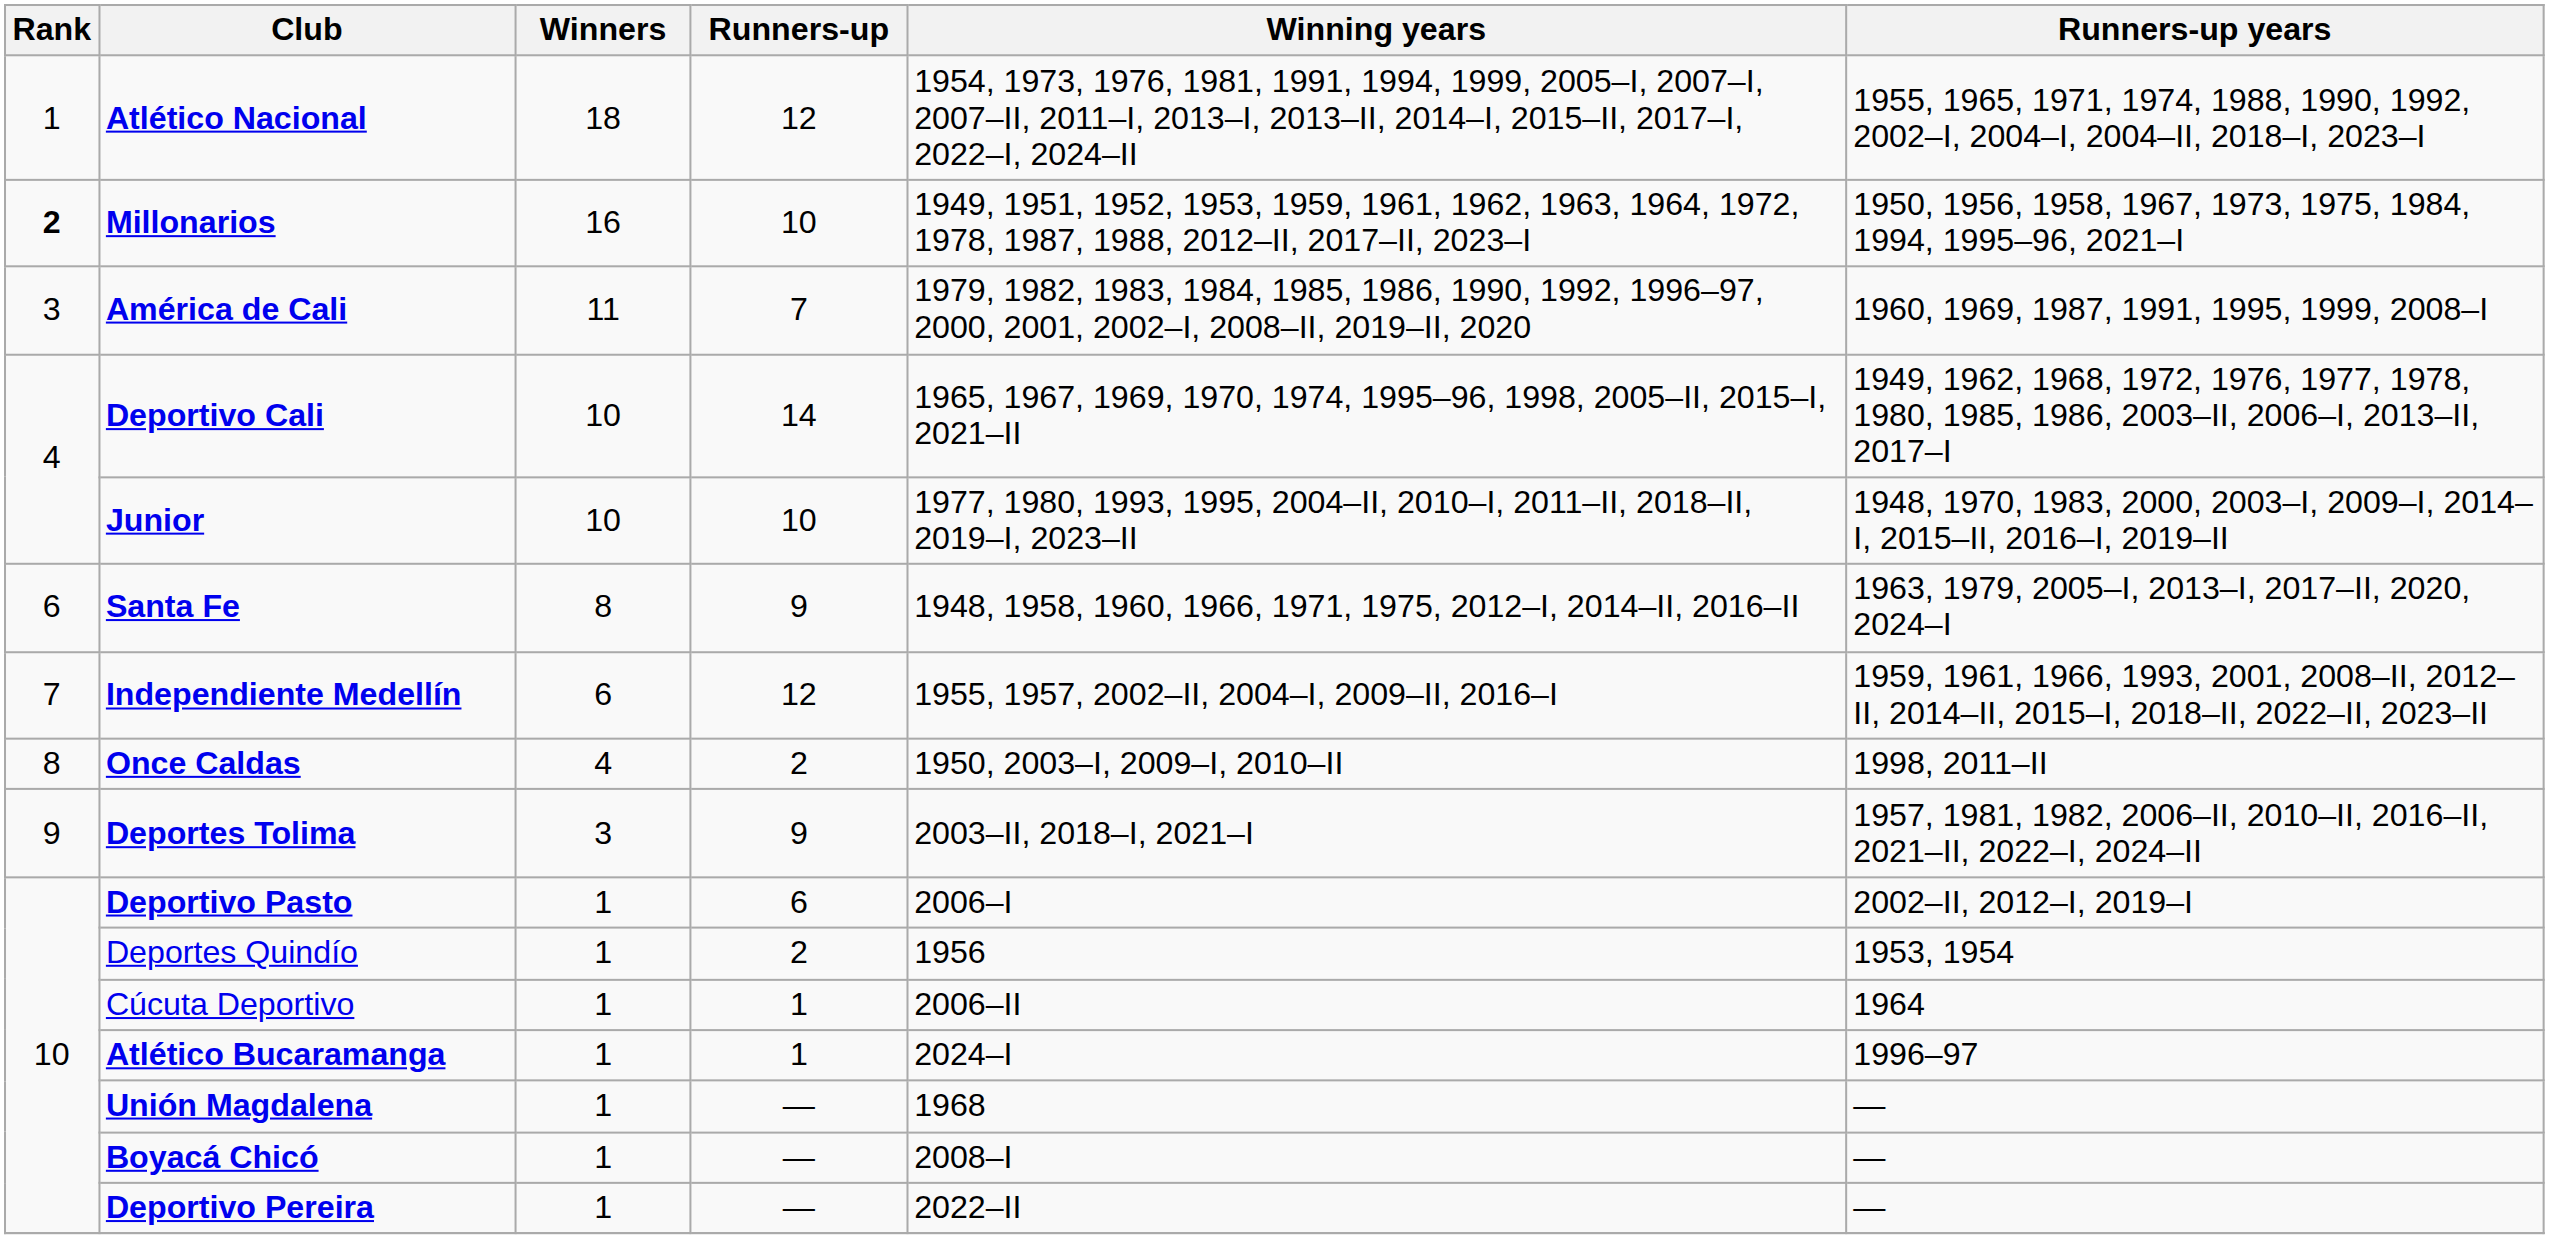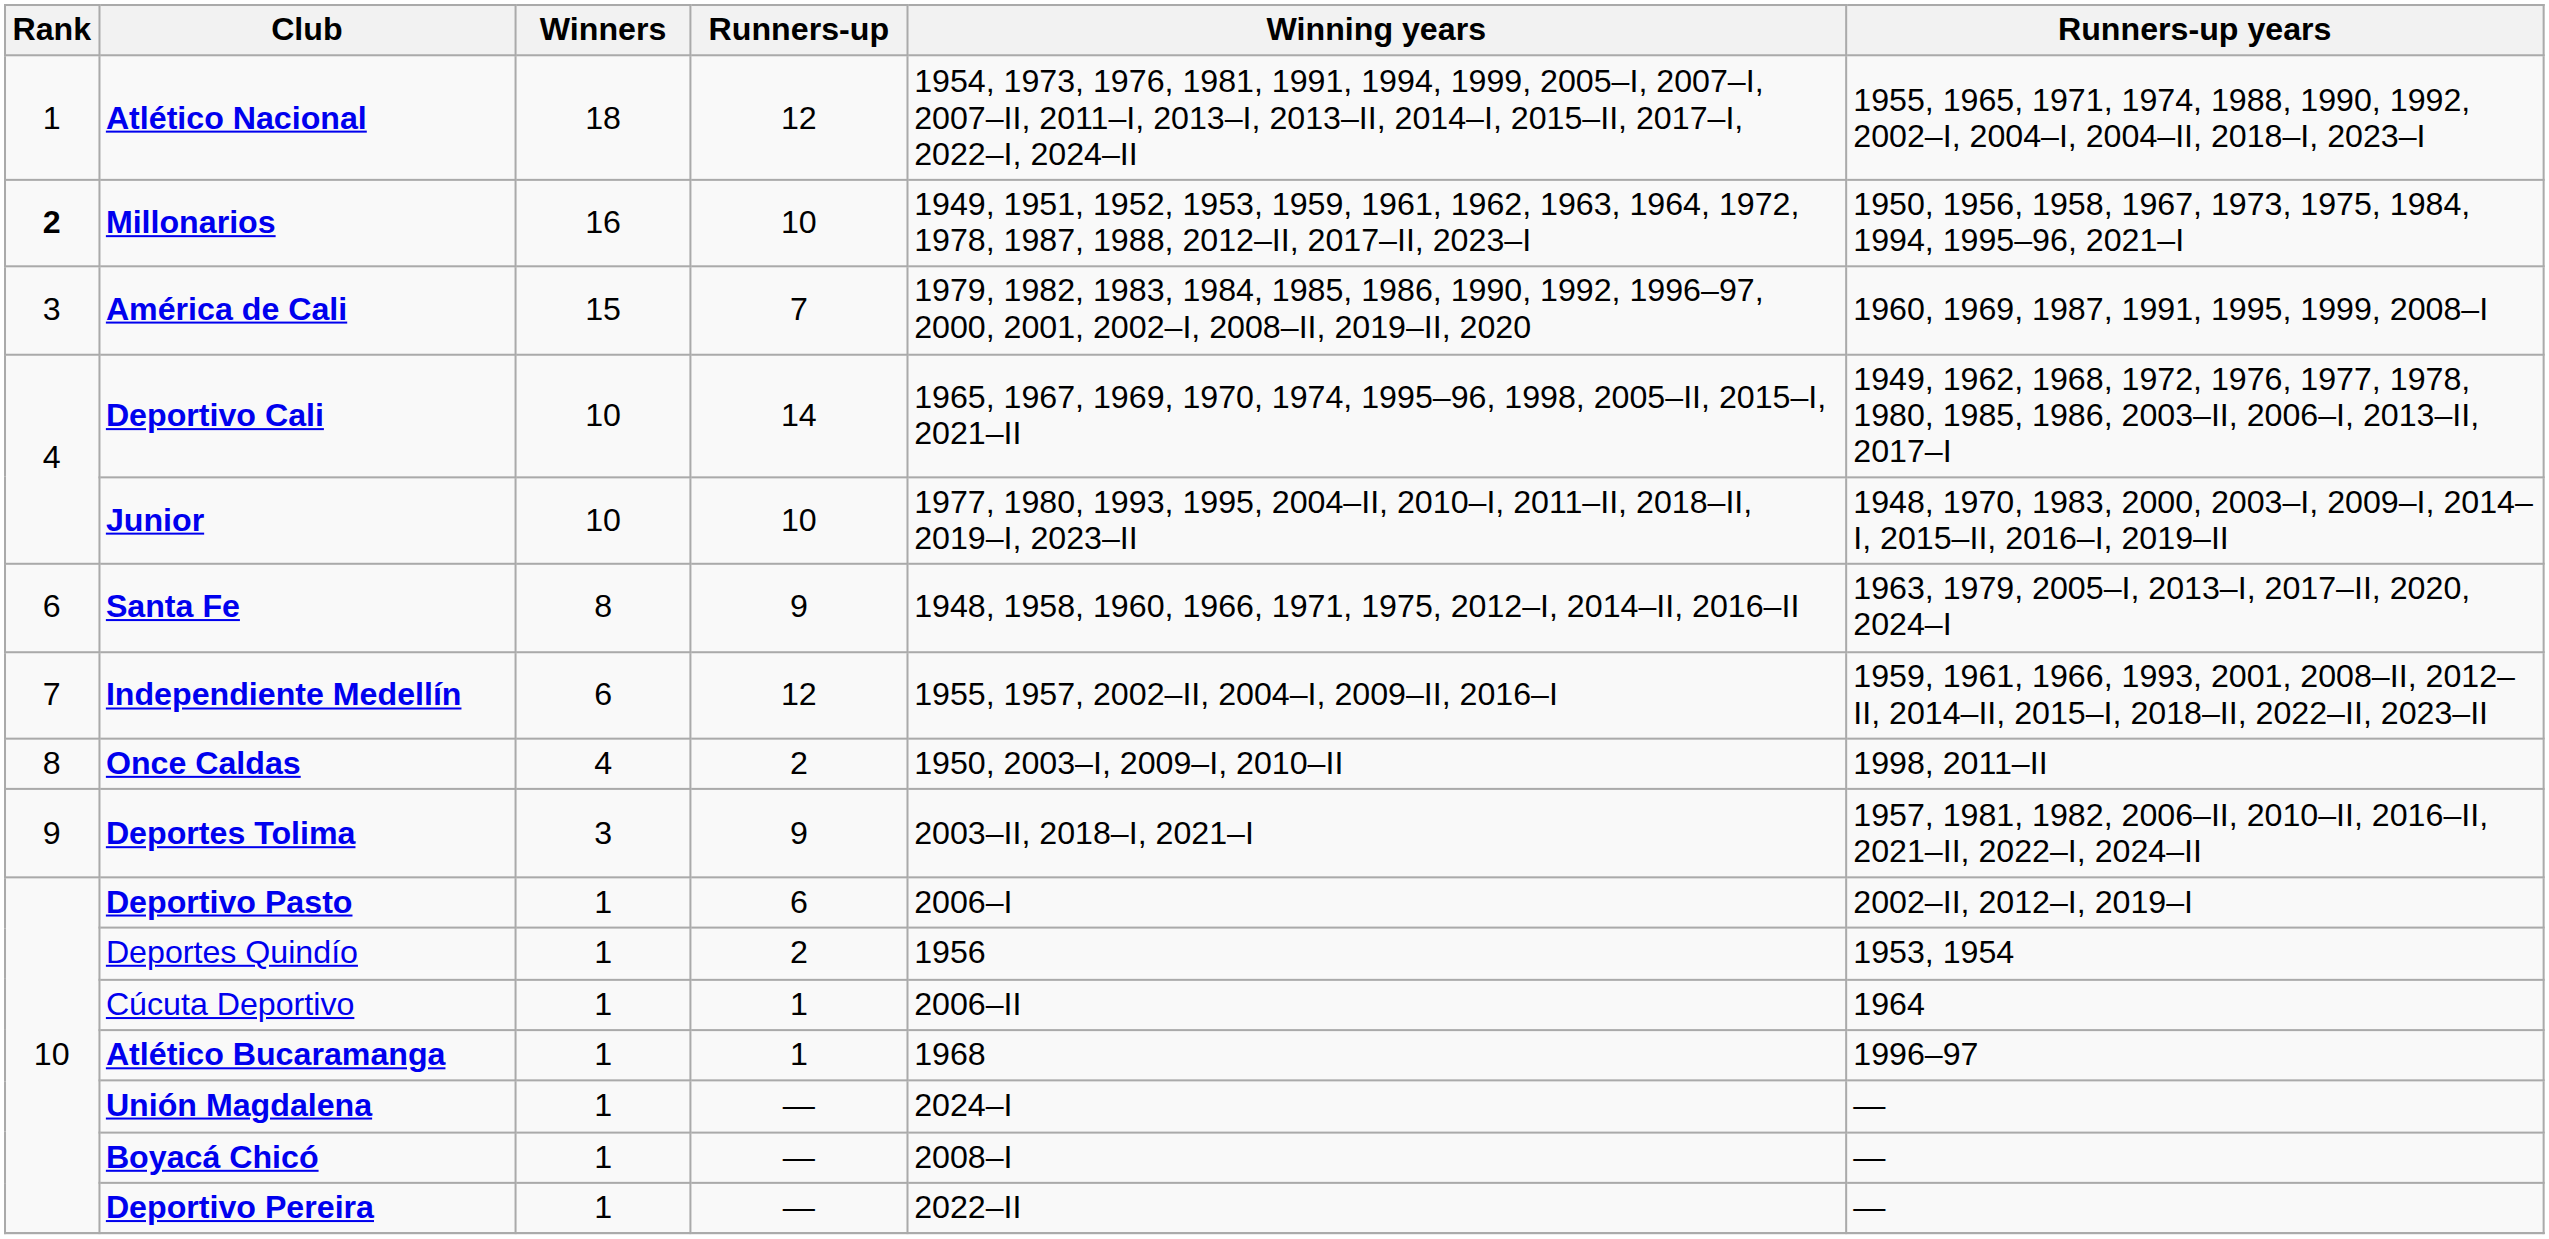(603, 309) 11 -> (603, 309) 15
(963, 1054) 2024–I -> (950, 1054) 1968
(950, 1105) 1968 -> (963, 1105) 2024–I
